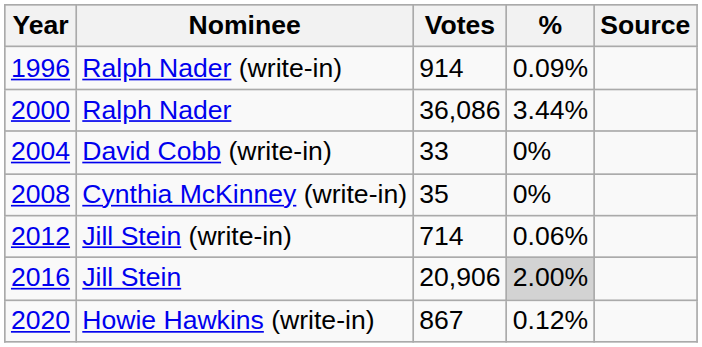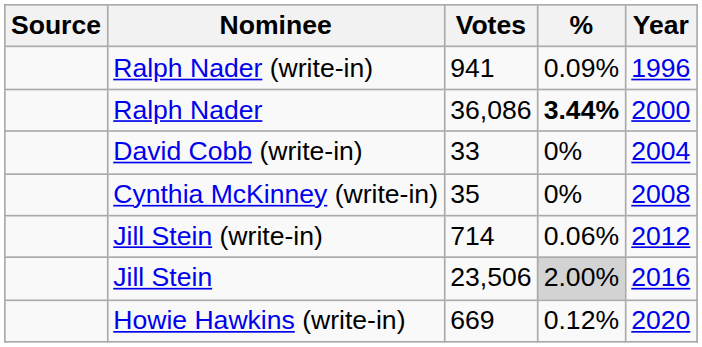columns swapped: (40, 25) <-> (645, 25)
(441, 67) 914 -> (472, 67) 941
(550, 109) normal -> (581, 109) bold
(460, 278) 20,906 -> (491, 278) 23,506
(441, 320) 867 -> (472, 320) 669
